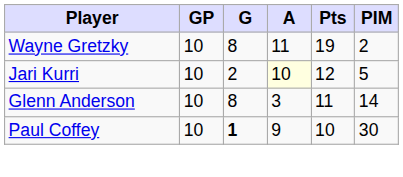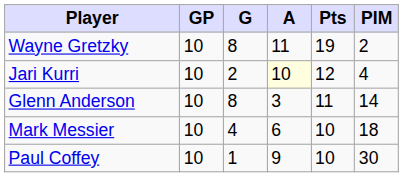(364, 74) 5 -> (364, 74) 4
+ row: (61, 130)
(232, 130) bold -> (232, 158) normal
